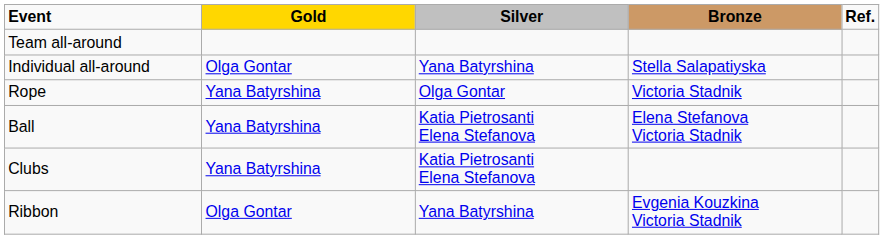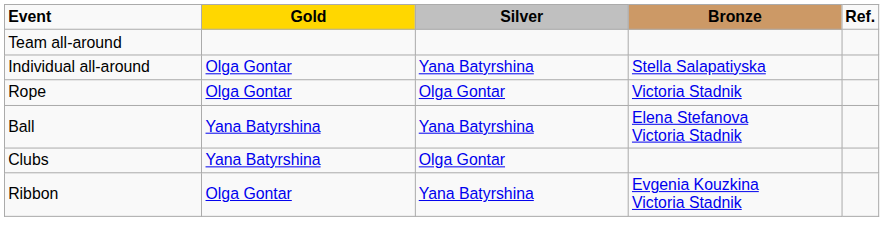(263, 92) Yana Batyrshina -> (249, 92) Olga Gontar
(477, 126) Katia Pietrosanti Elena Stefanova -> (476, 126) Yana Batyrshina
(477, 169) Katia Pietrosanti Elena Stefanova -> (462, 160) Olga Gontar
